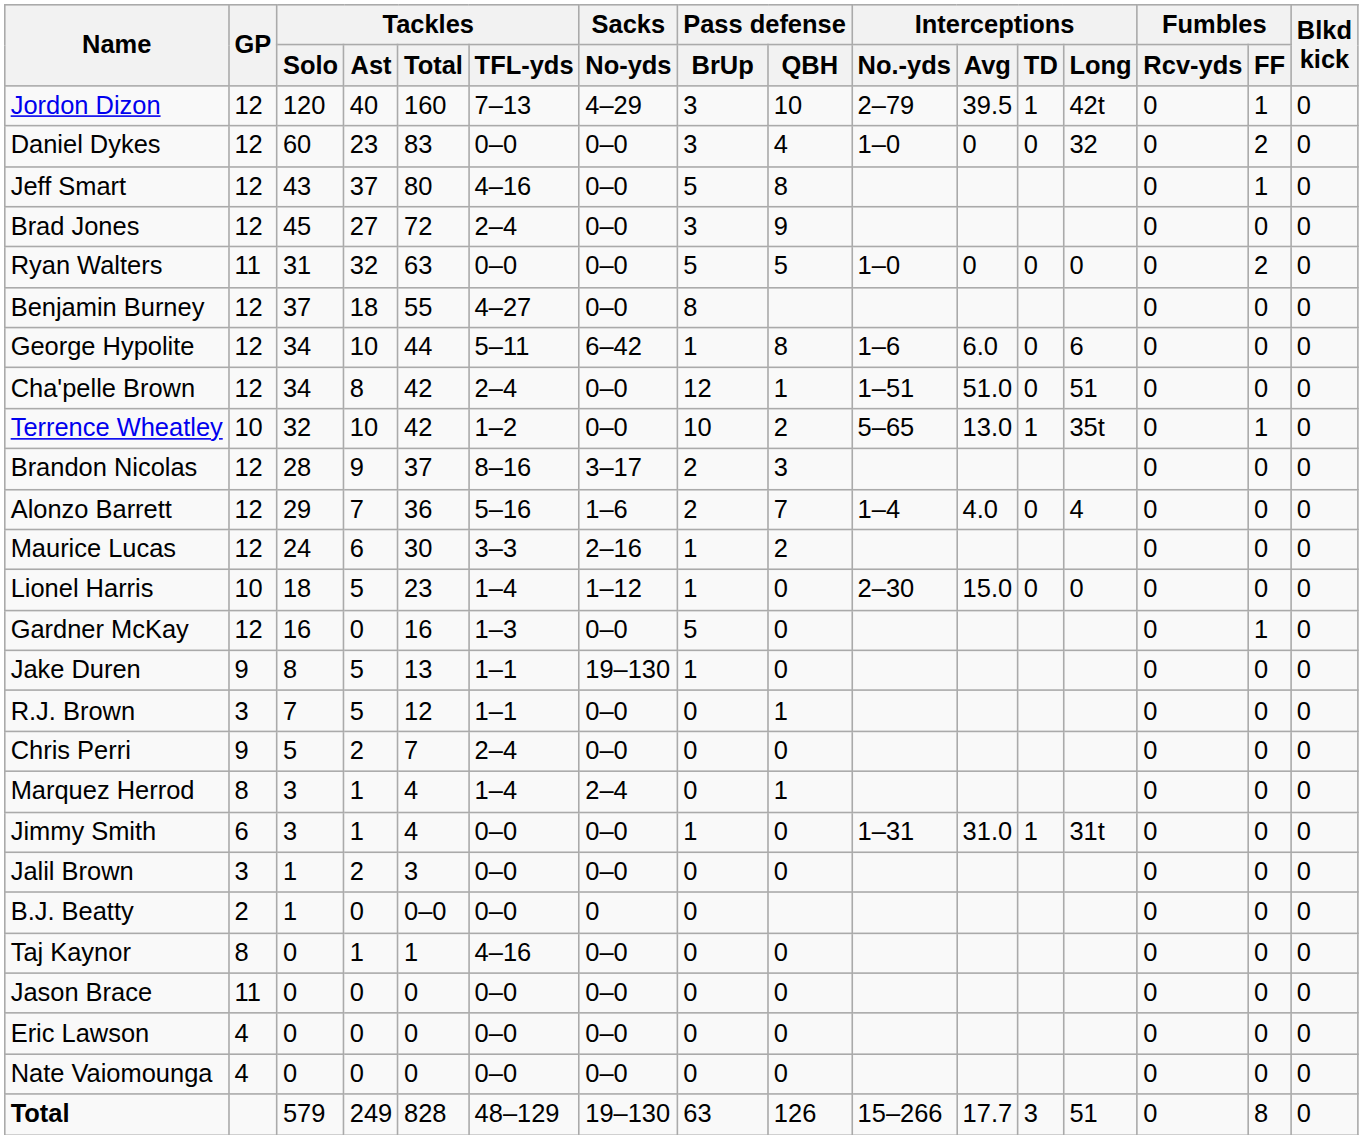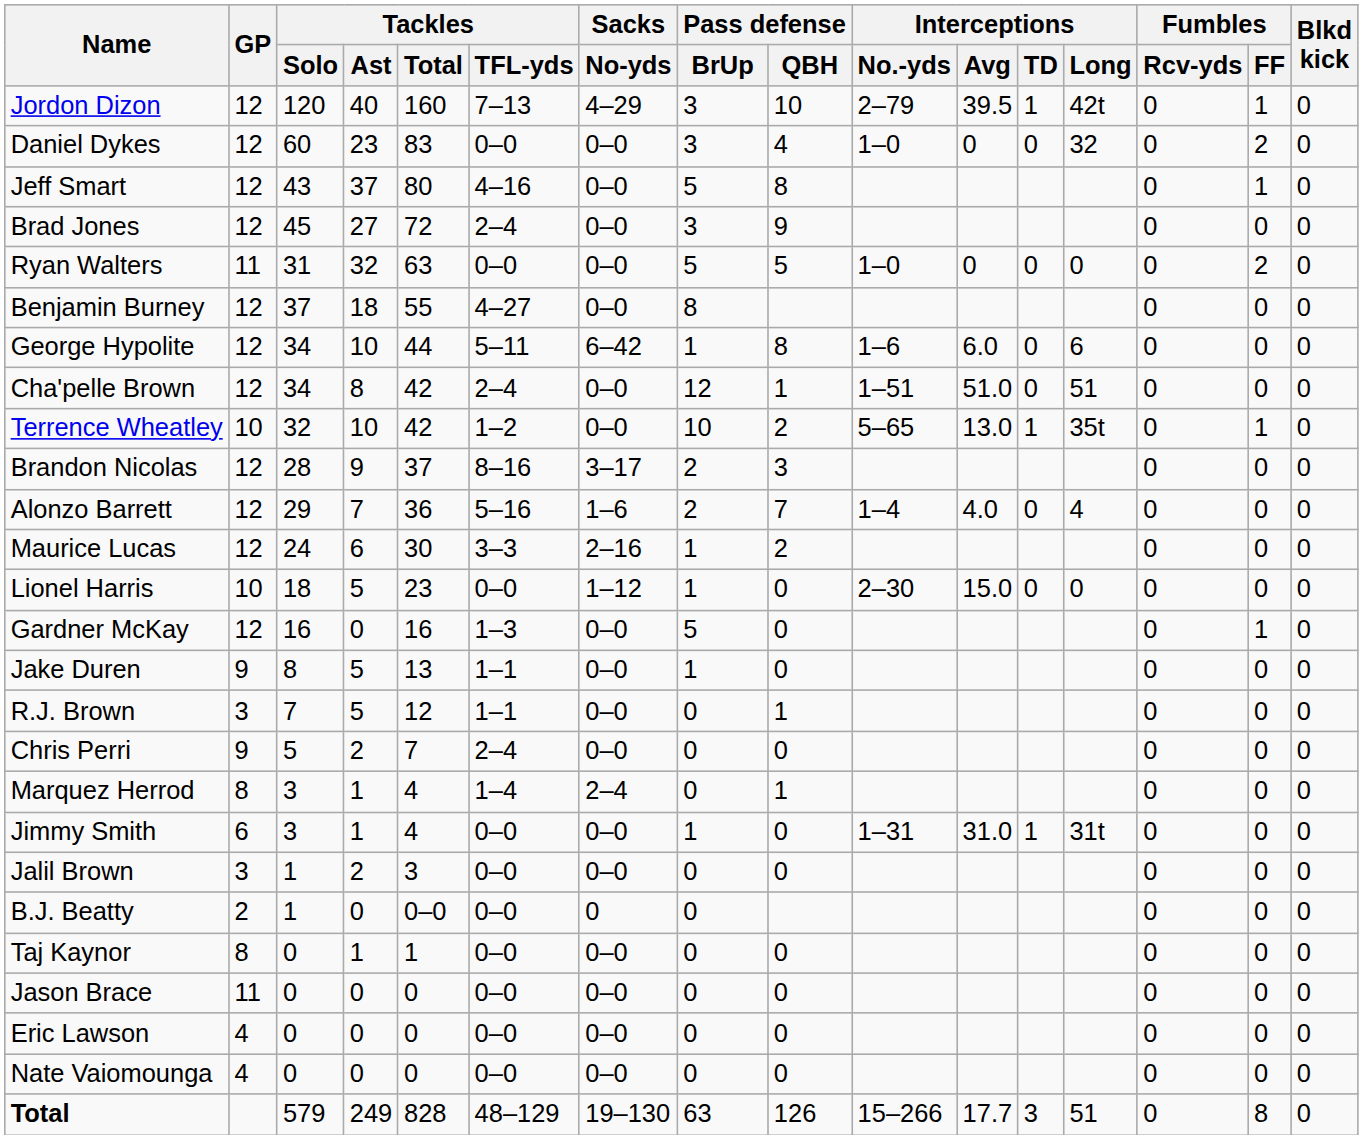(496, 589) 1–4 -> (496, 589) 0–0
(628, 670) 19–130 -> (606, 670) 0–0
(503, 952) 4–16 -> (496, 952) 0–0
